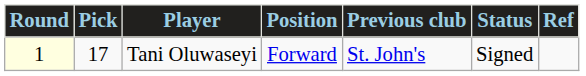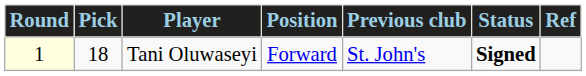(98, 53) 17 -> (98, 53) 18
(505, 53) normal -> (506, 53) bold
